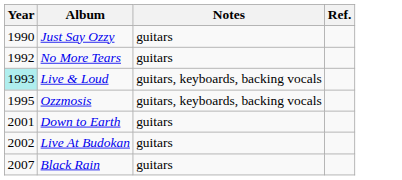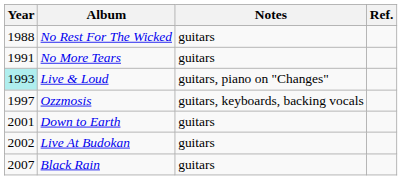+ row: (106, 36)
- row: (78, 36)
(21, 57) 1992 -> (21, 57) 1991
(229, 79) guitars, keyboards, backing vocals -> (253, 79) guitars, piano on "Changes"
(21, 100) 1995 -> (21, 100) 1997
